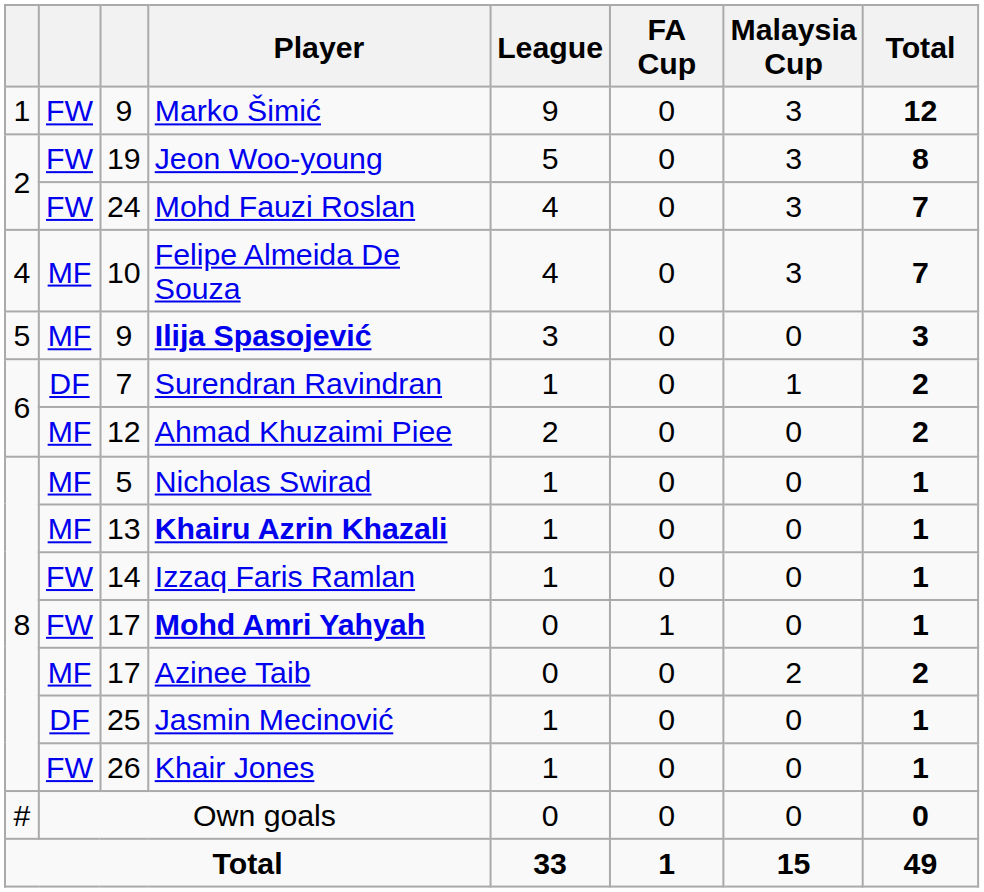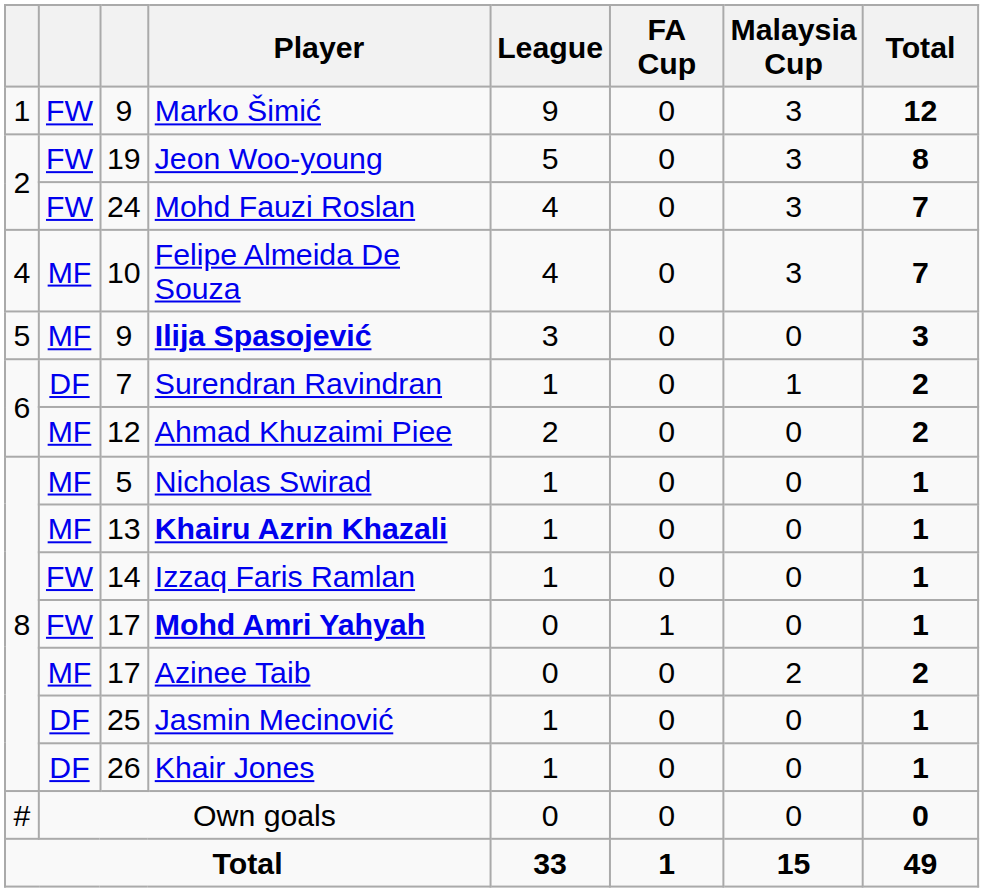(69, 767) FW -> (69, 767) DF
